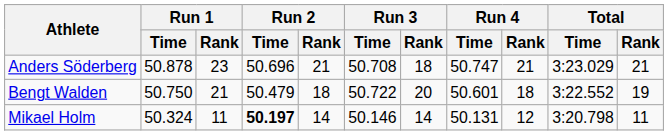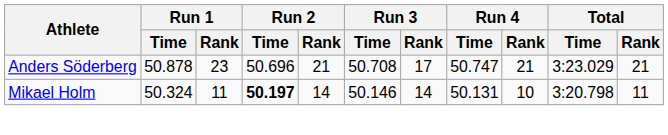(423, 68) 18 -> (423, 68) 17
- row: (58, 93)
(525, 118) 12 -> (525, 93) 10
